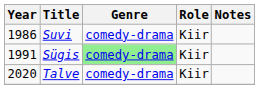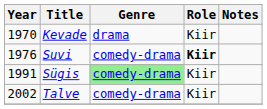+ row: (65, 34)
(22, 34) 1986 -> (22, 54) 1976
(194, 34) normal -> (201, 54) bold
(22, 74) 2020 -> (22, 94) 2002
